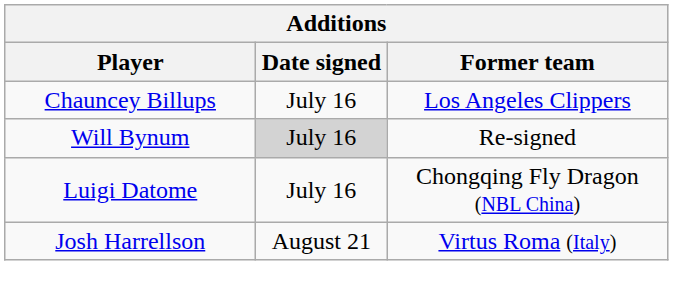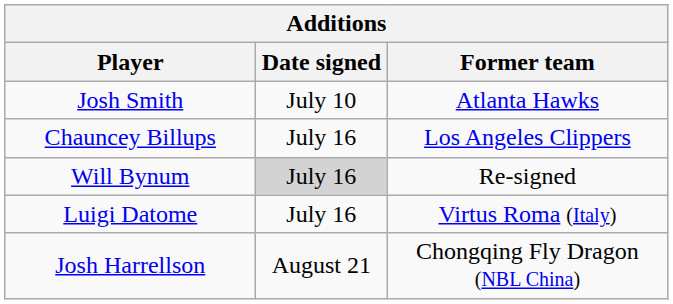+ row: (130, 99)
(527, 189) Chongqing Fly Dragon (NBL China) -> (527, 213) Virtus Roma (Italy)
(527, 240) Virtus Roma (Italy) -> (527, 265) Chongqing Fly Dragon (NBL China)
